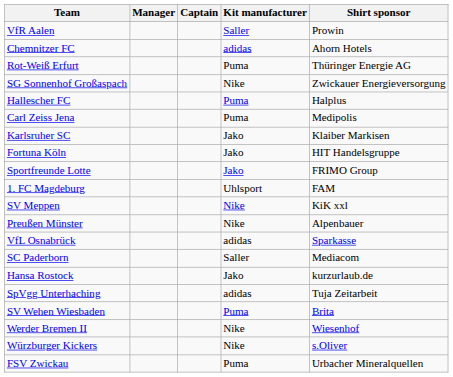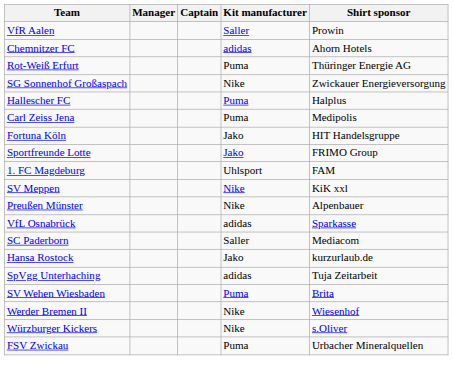- row: (39, 135)
